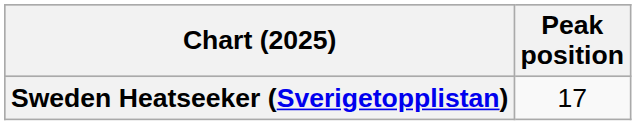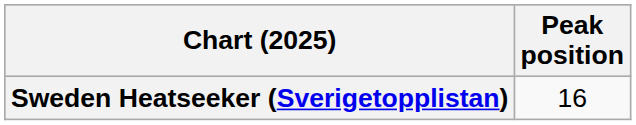(572, 97) 17 -> (572, 97) 16
